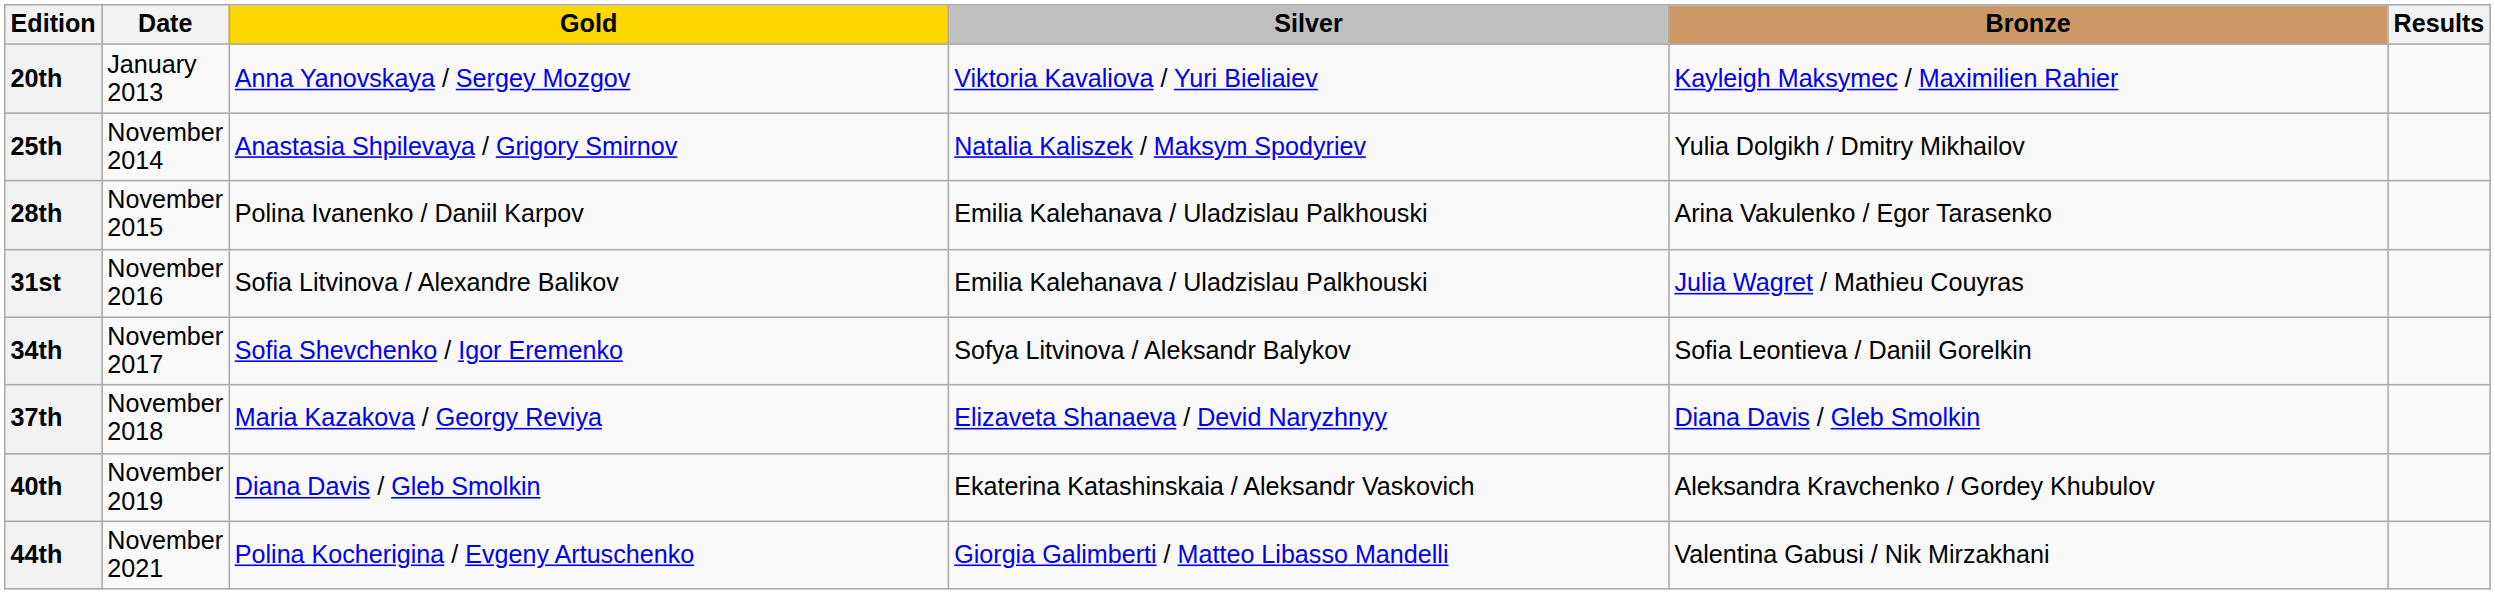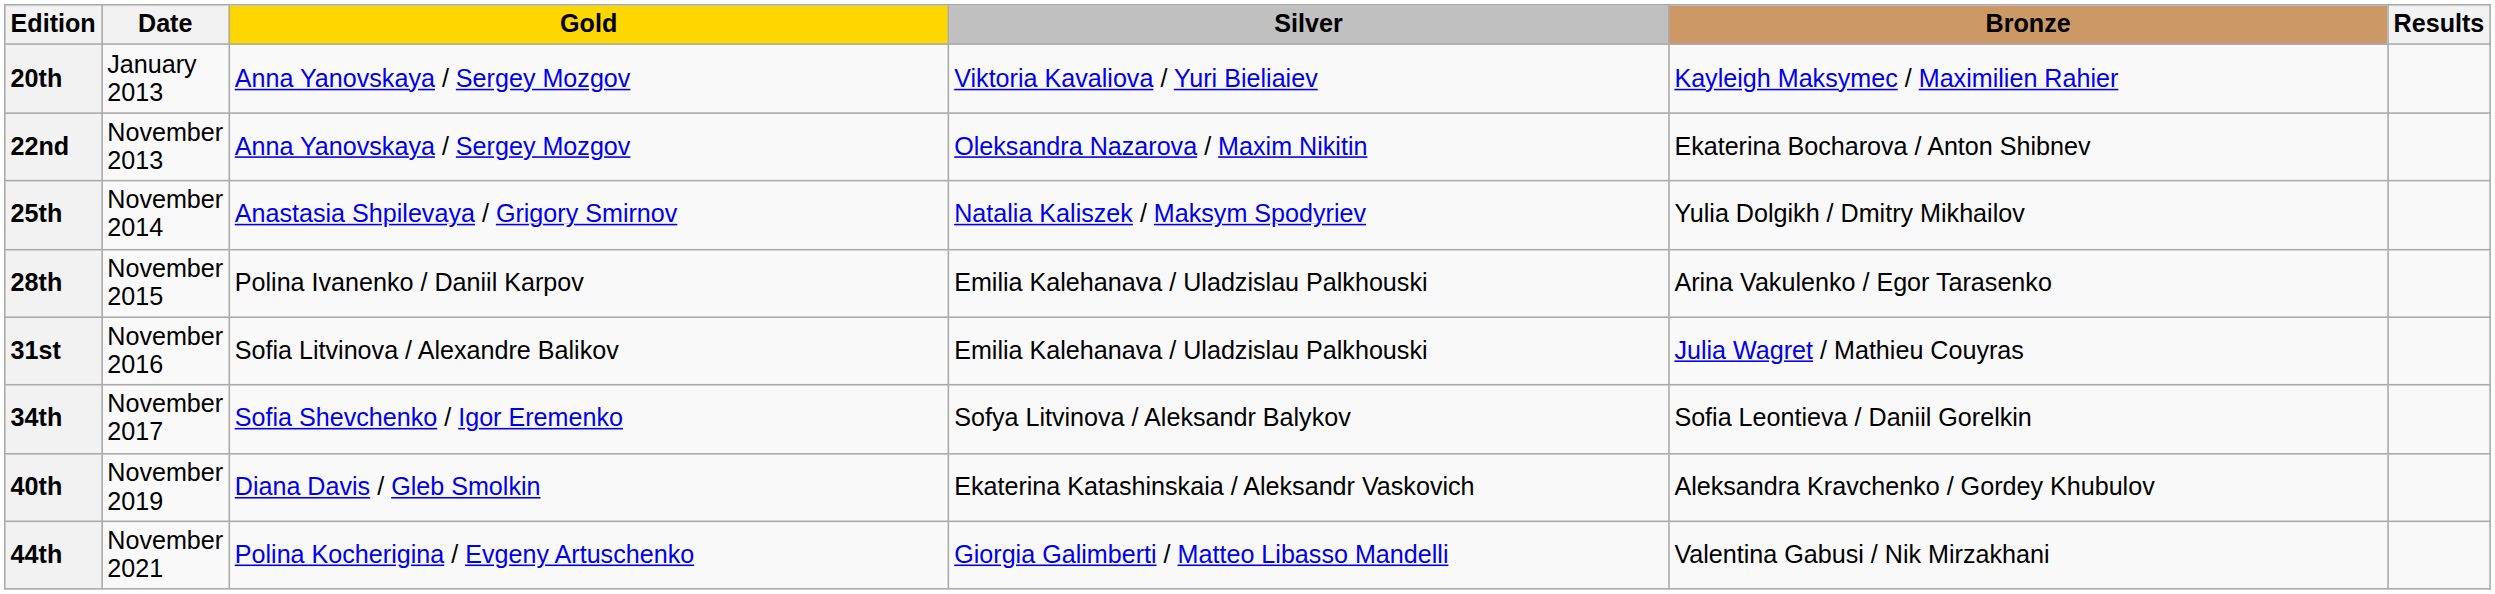+ row: (40, 146)
- row: (36, 418)
